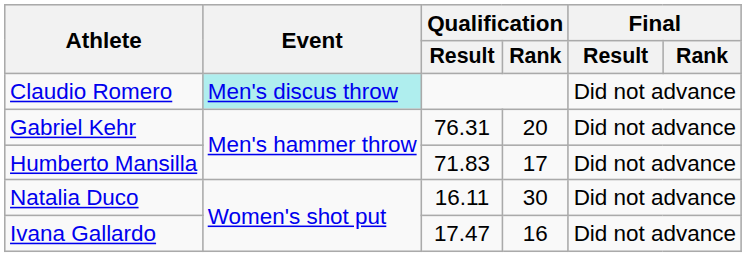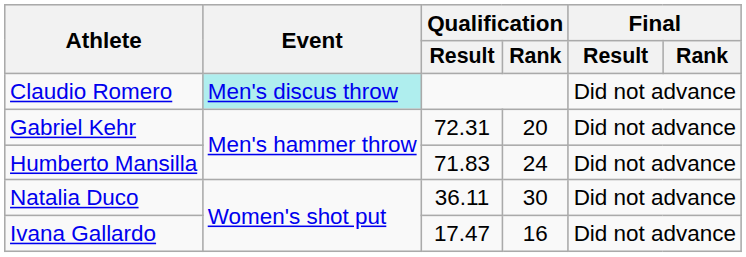(462, 127) 76.31 -> (462, 127) 72.31
(535, 163) 17 -> (535, 163) 24
(462, 198) 16.11 -> (462, 198) 36.11
